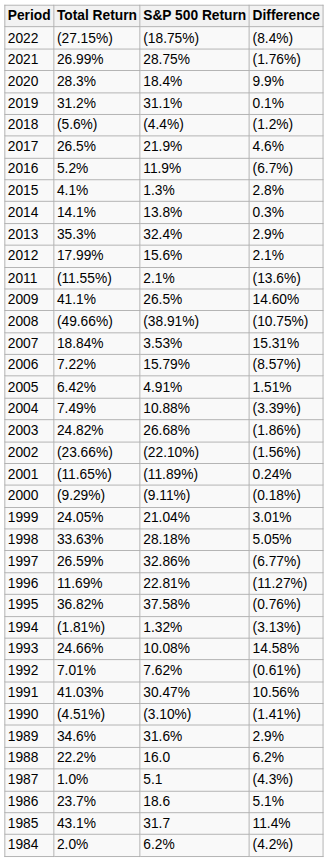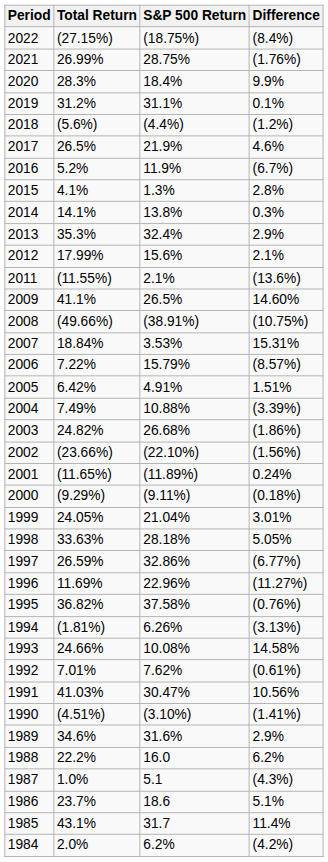(167, 583) 22.81% -> (167, 583) 22.96%
(163, 627) 1.32% -> (163, 627) 6.26%
